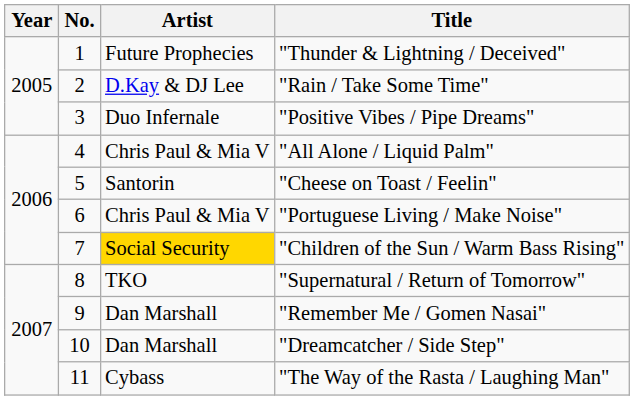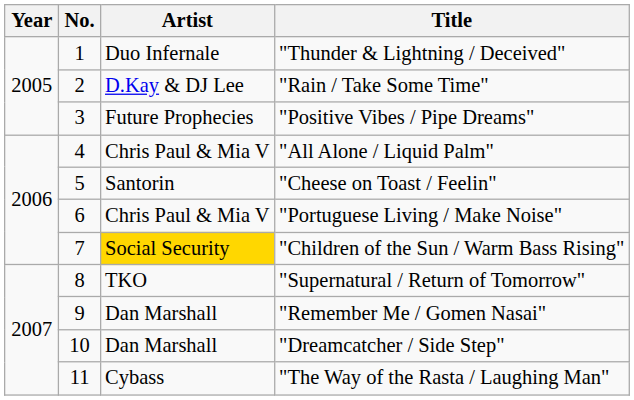(179, 53) Future Prophecies -> (162, 53) Duo Infernale
(162, 118) Duo Infernale -> (179, 118) Future Prophecies
